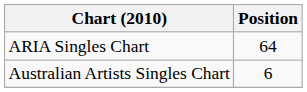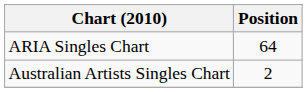(268, 73) 6 -> (268, 73) 2
